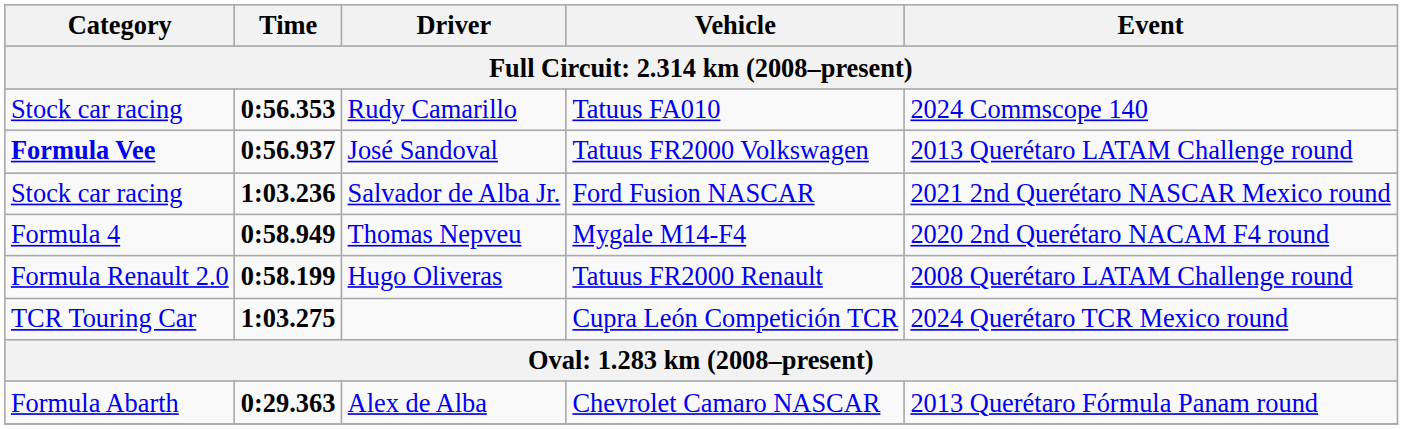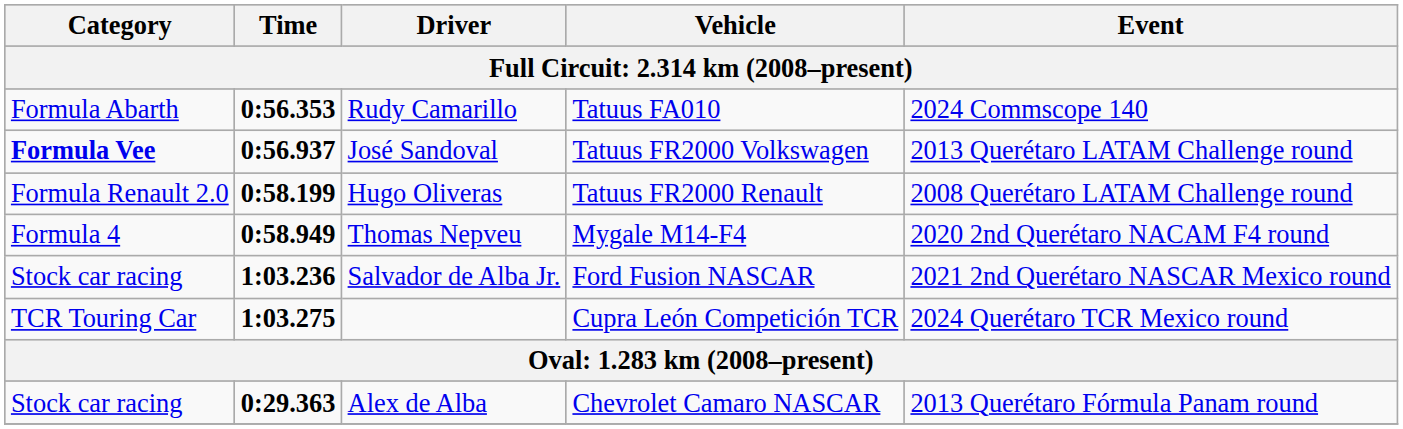(97, 109) Stock car racing -> (95, 109) Formula Abarth
rows swapped: (425, 276) <-> (454, 192)
(95, 402) Formula Abarth -> (97, 402) Stock car racing
